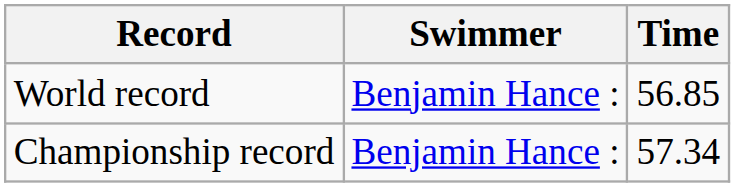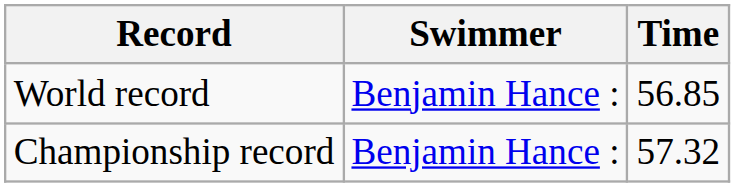(678, 151) 57.34 -> (678, 151) 57.32
